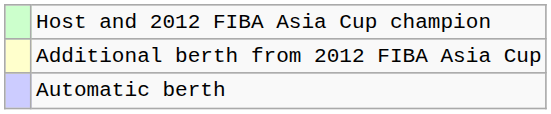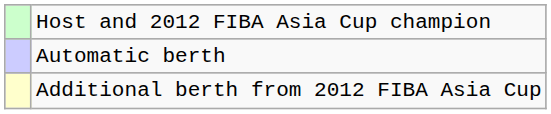rows swapped: (131, 91) <-> (289, 56)
